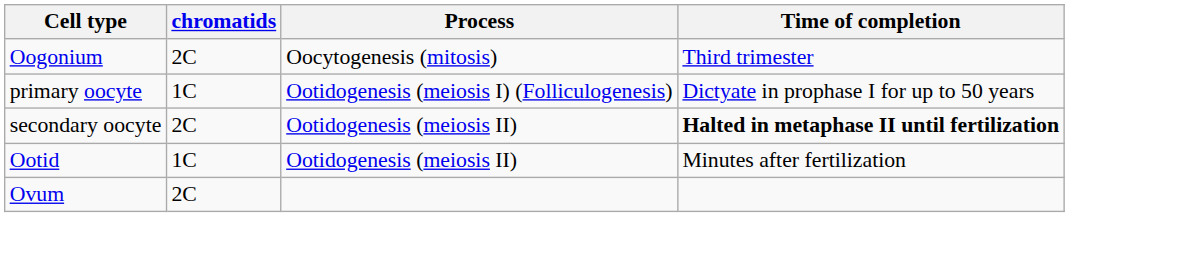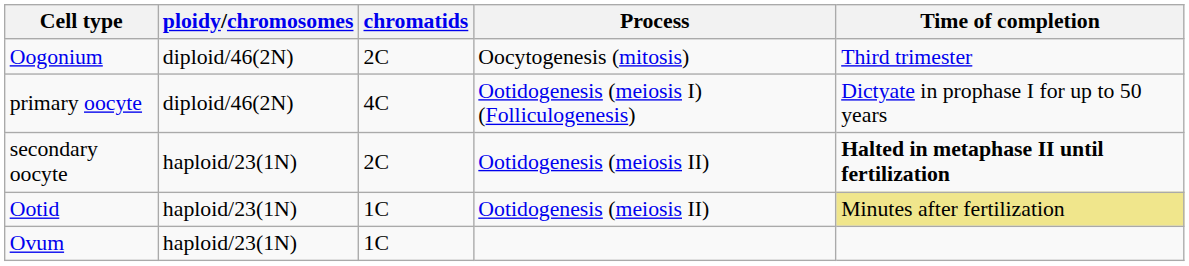+ column: (258, 21)
(184, 90) 1C -> (376, 103) 4C
(794, 159) no background -> (953, 208) khaki background
(184, 194) 2C -> (376, 243) 1C
